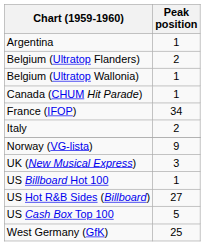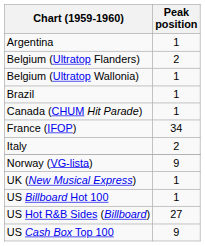+ row: (20, 94)
(176, 163) 3 -> (176, 180) 1
(176, 215) 5 -> (176, 232) 9
- row: (58, 232)
